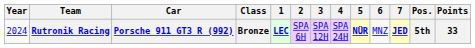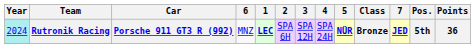columns swapped: (253, 11) <-> (380, 11)
(17, 31) no background -> (17, 31) paleturquoise background
(453, 31) 33 -> (453, 31) 36
